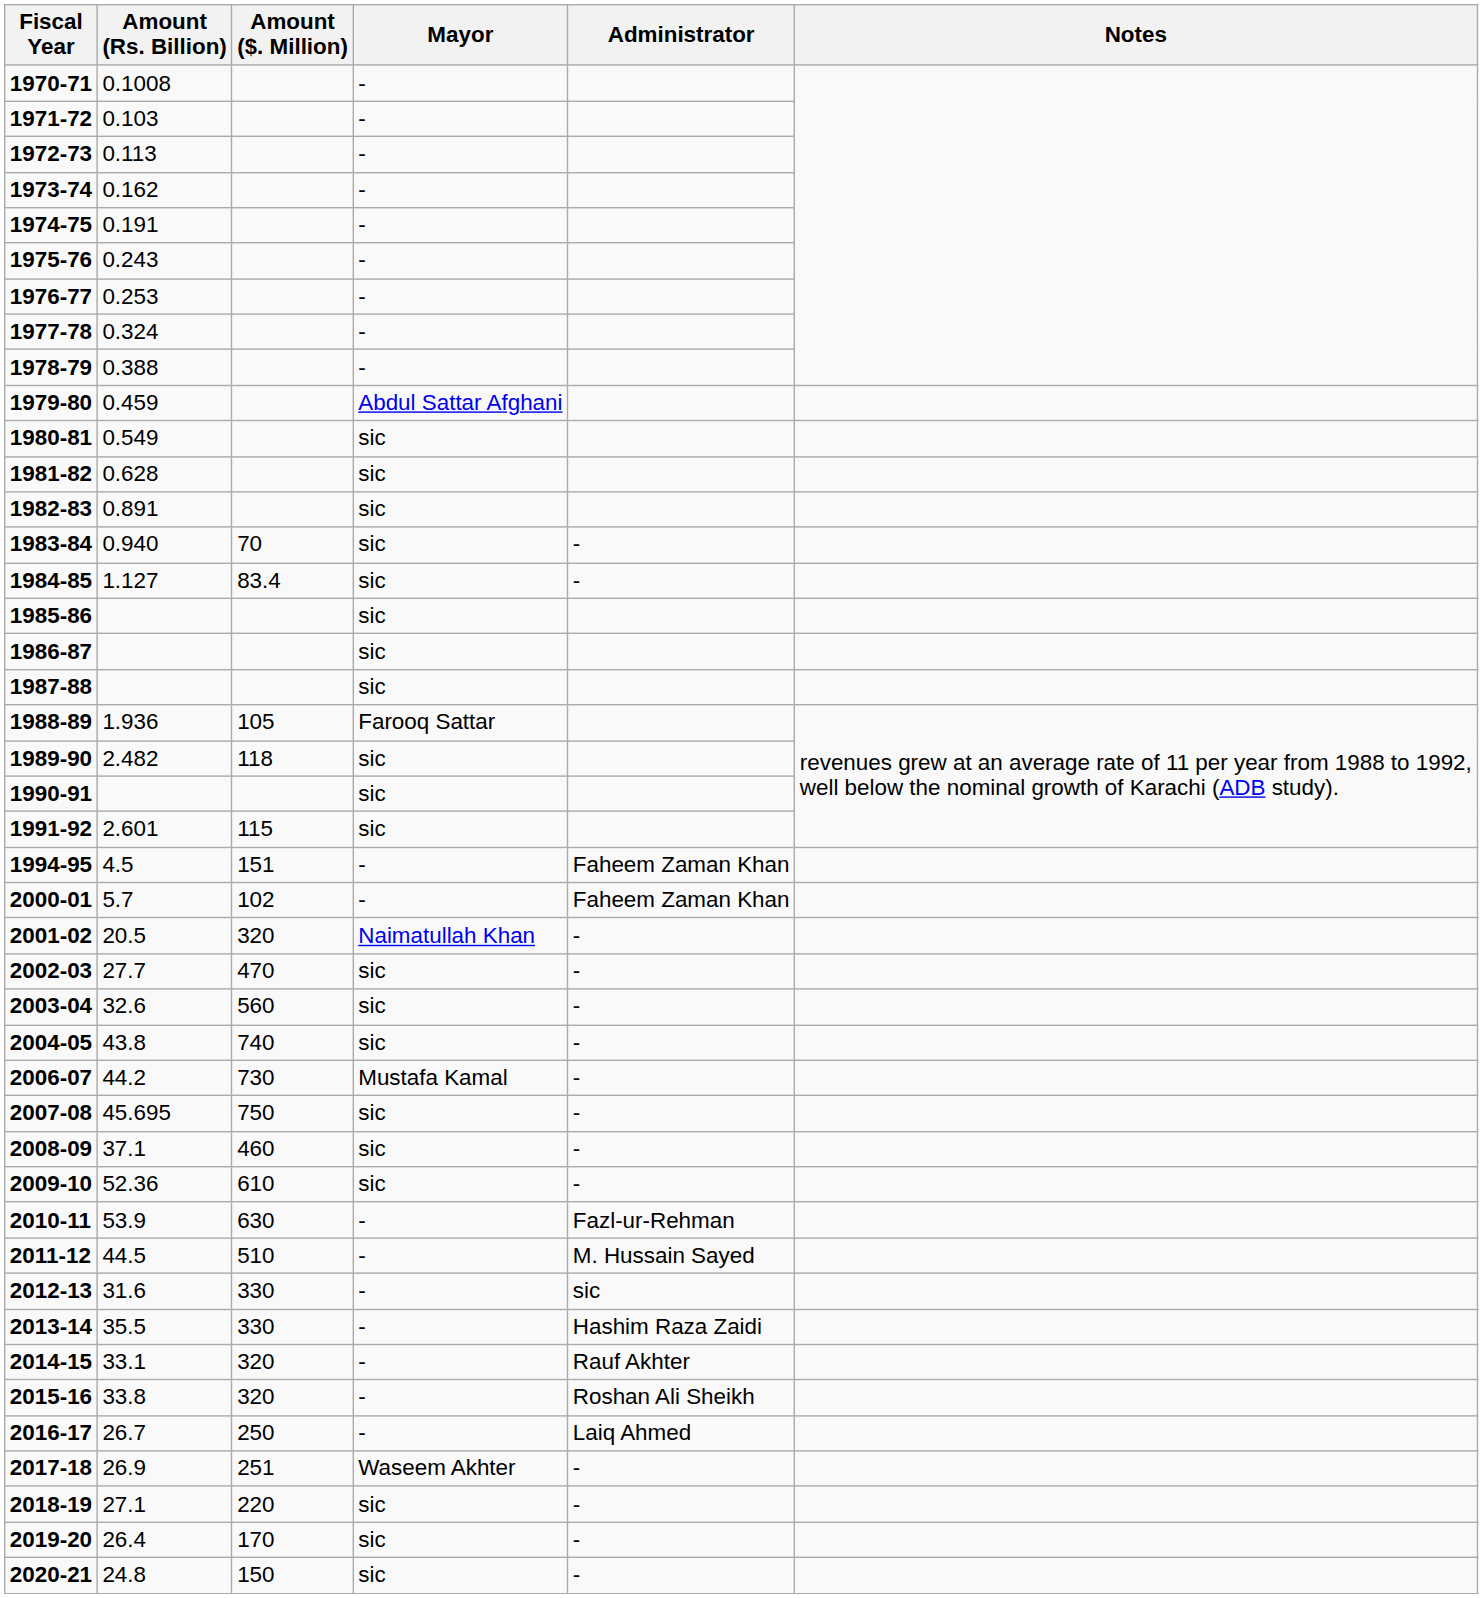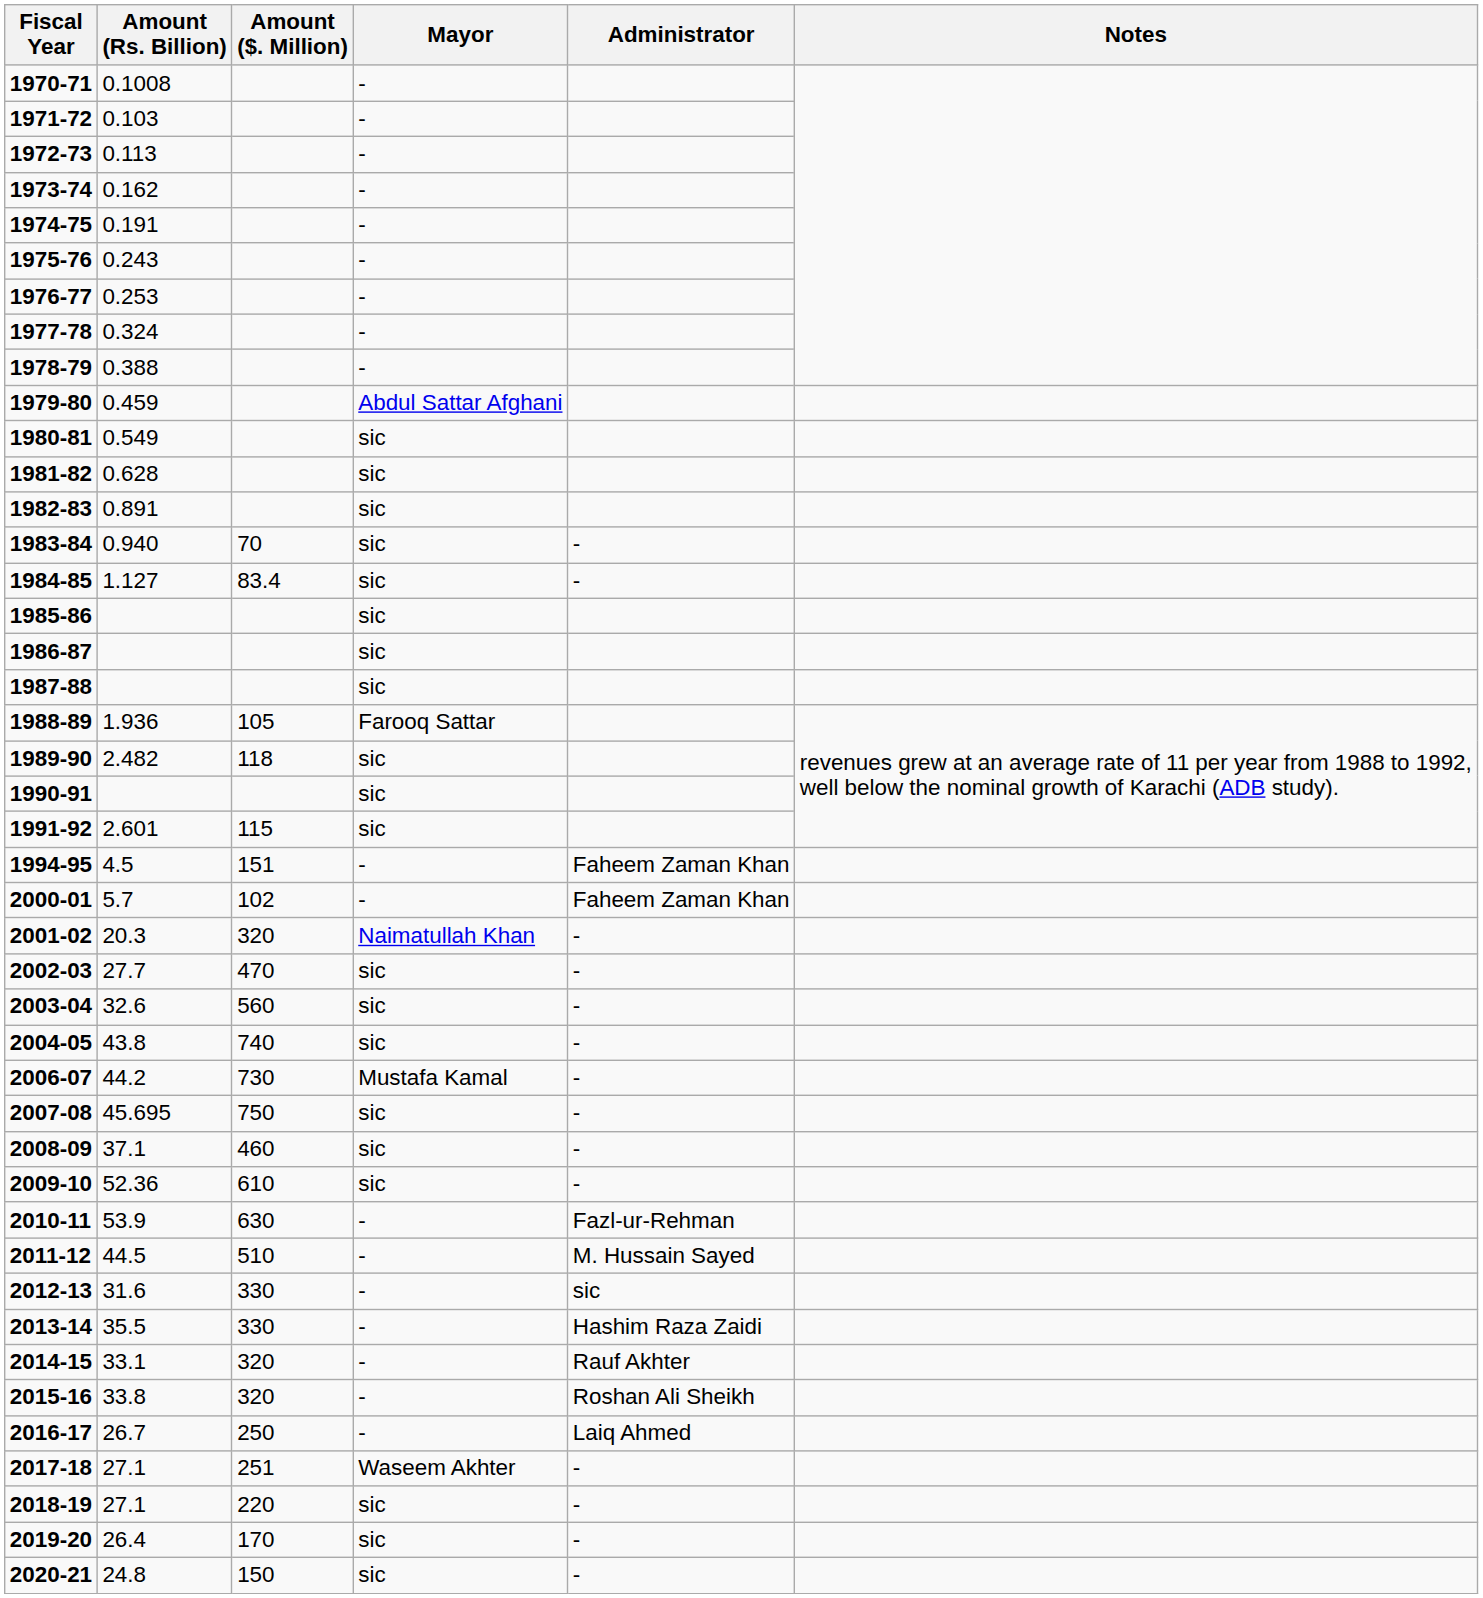(124, 935) 20.5 -> (124, 935) 20.3
(124, 1468) 26.9 -> (124, 1468) 27.1
